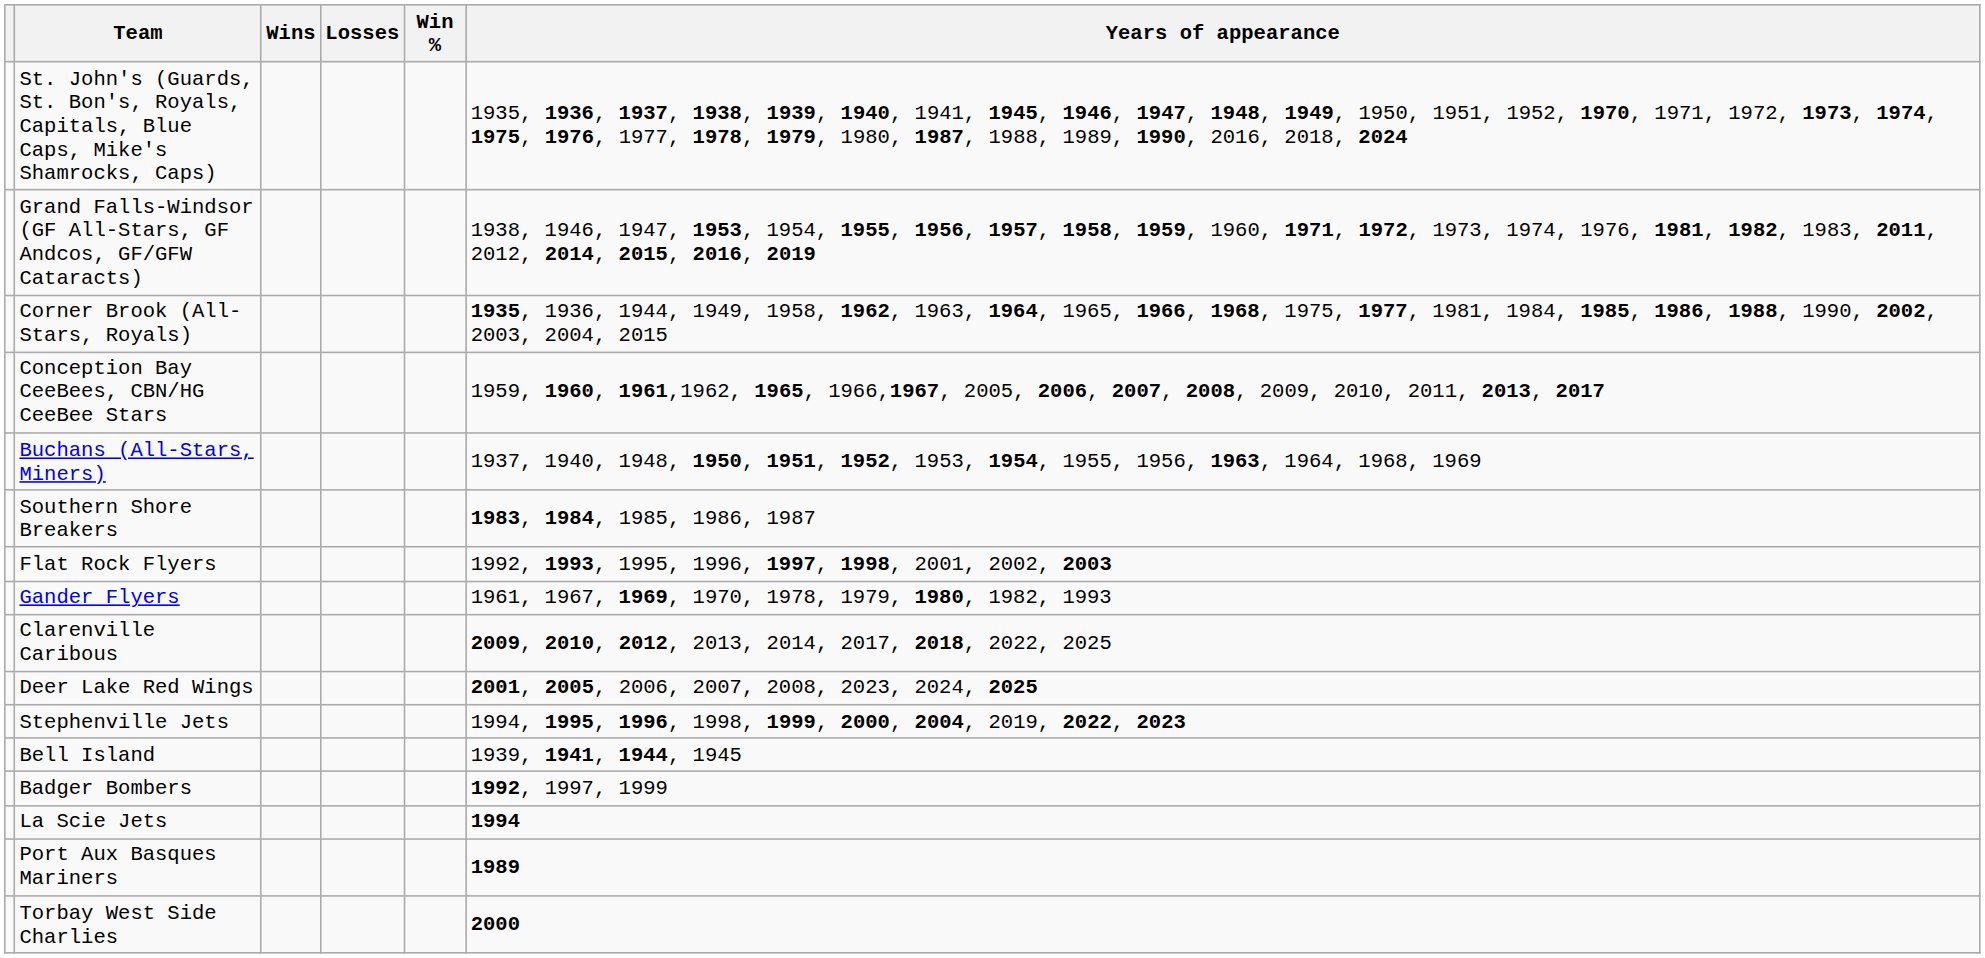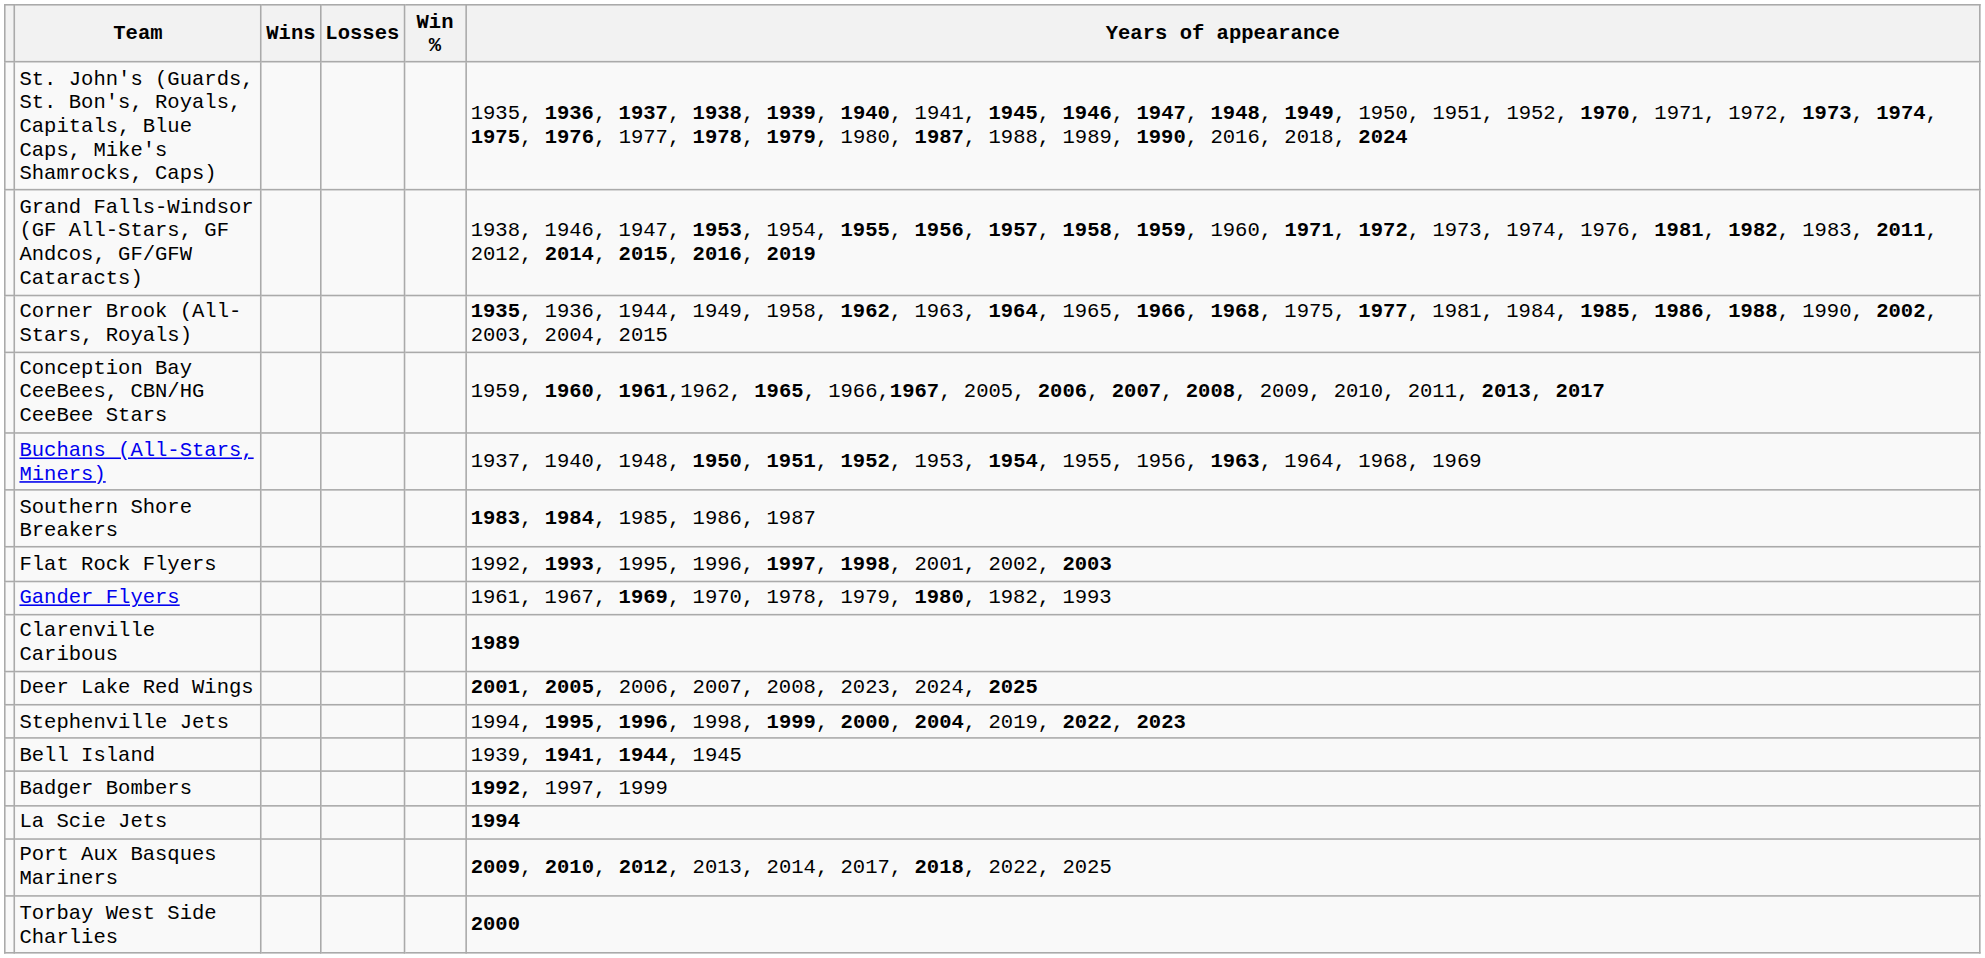(791, 643) 2009, 2010, 2012, 2013, 2014, 2017, 2018, 2022, 2025 -> (495, 643) 1989
(495, 867) 1989 -> (791, 867) 2009, 2010, 2012, 2013, 2014, 2017, 2018, 2022, 2025
